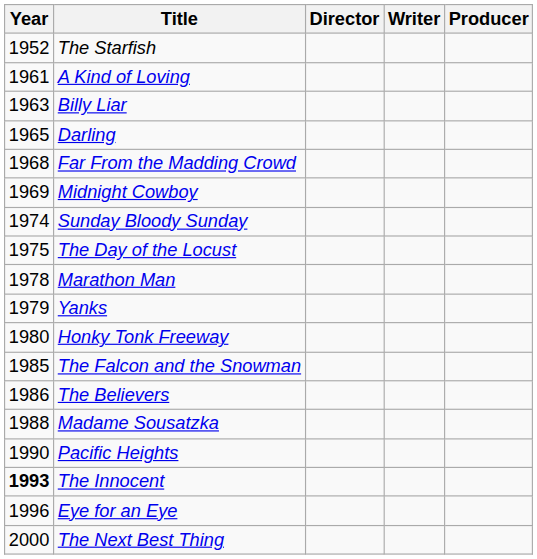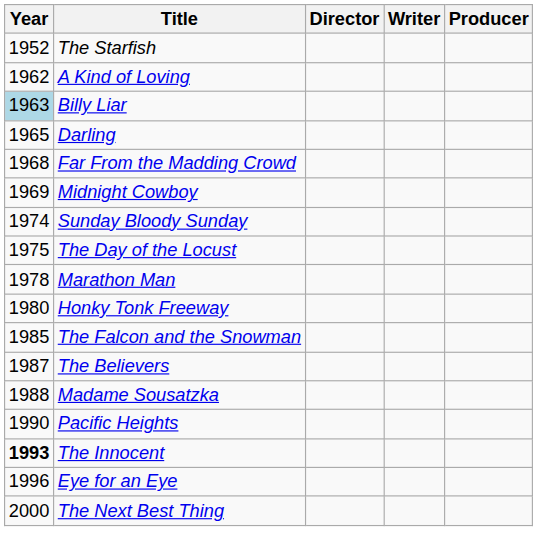(29, 76) 1961 -> (29, 76) 1962
(29, 105) no background -> (29, 105) lightblue background
- row: (82, 308)
(29, 395) 1986 -> (29, 366) 1987
